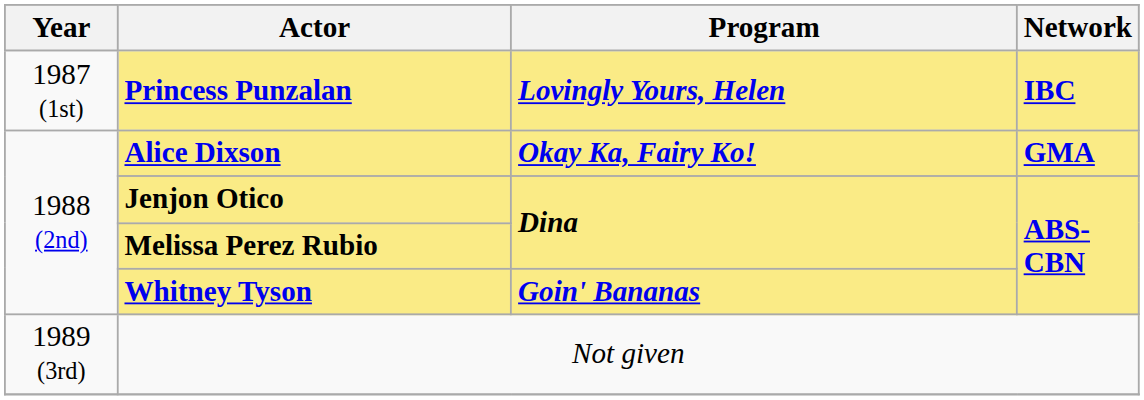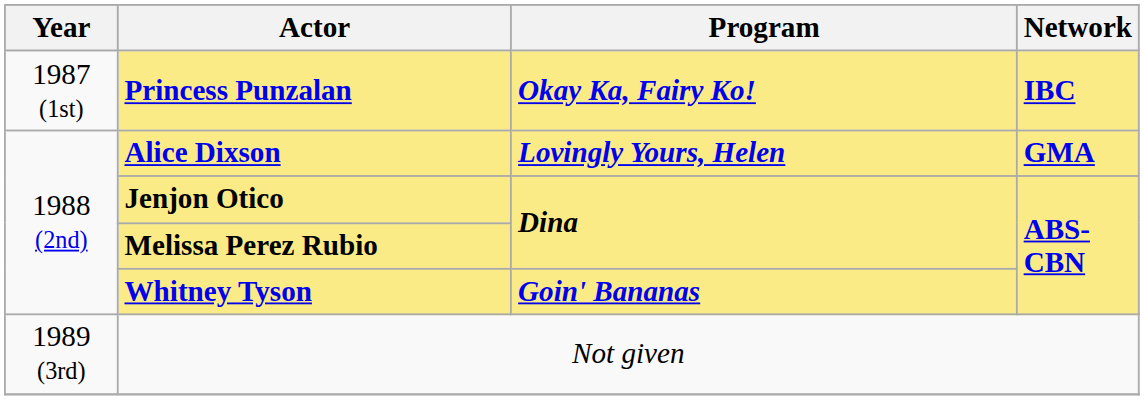(652, 90) Lovingly Yours, Helen -> (637, 90) Okay Ka, Fairy Ko!
(637, 152) Okay Ka, Fairy Ko! -> (652, 152) Lovingly Yours, Helen
